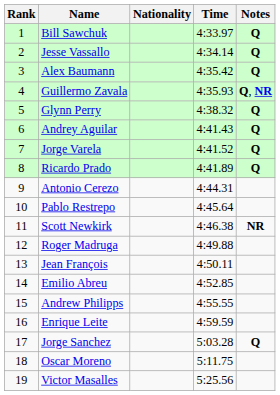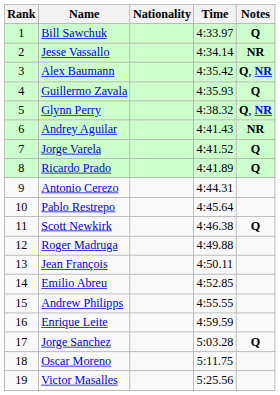(256, 52) Q -> (256, 52) NR
(256, 71) Q -> (256, 71) Q, NR
(256, 91) Q, NR -> (256, 91) Q
(256, 110) Q -> (256, 110) Q, NR
(256, 129) Q -> (256, 129) NR
(256, 226) NR -> (256, 226) Q
